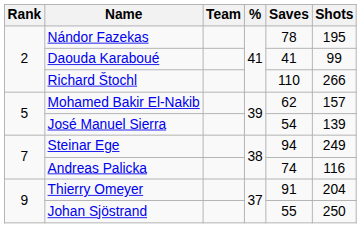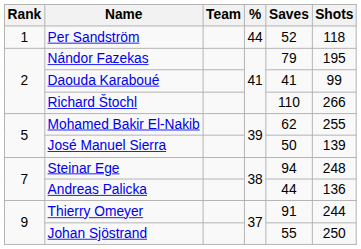+ row: (93, 37)
(289, 37) 78 -> (289, 59) 79
(334, 102) 157 -> (334, 124) 255
(289, 124) 54 -> (289, 146) 50
(334, 146) 249 -> (334, 168) 248
(289, 168) 74 -> (289, 189) 44
(334, 168) 116 -> (334, 189) 136
(334, 189) 204 -> (334, 211) 244
